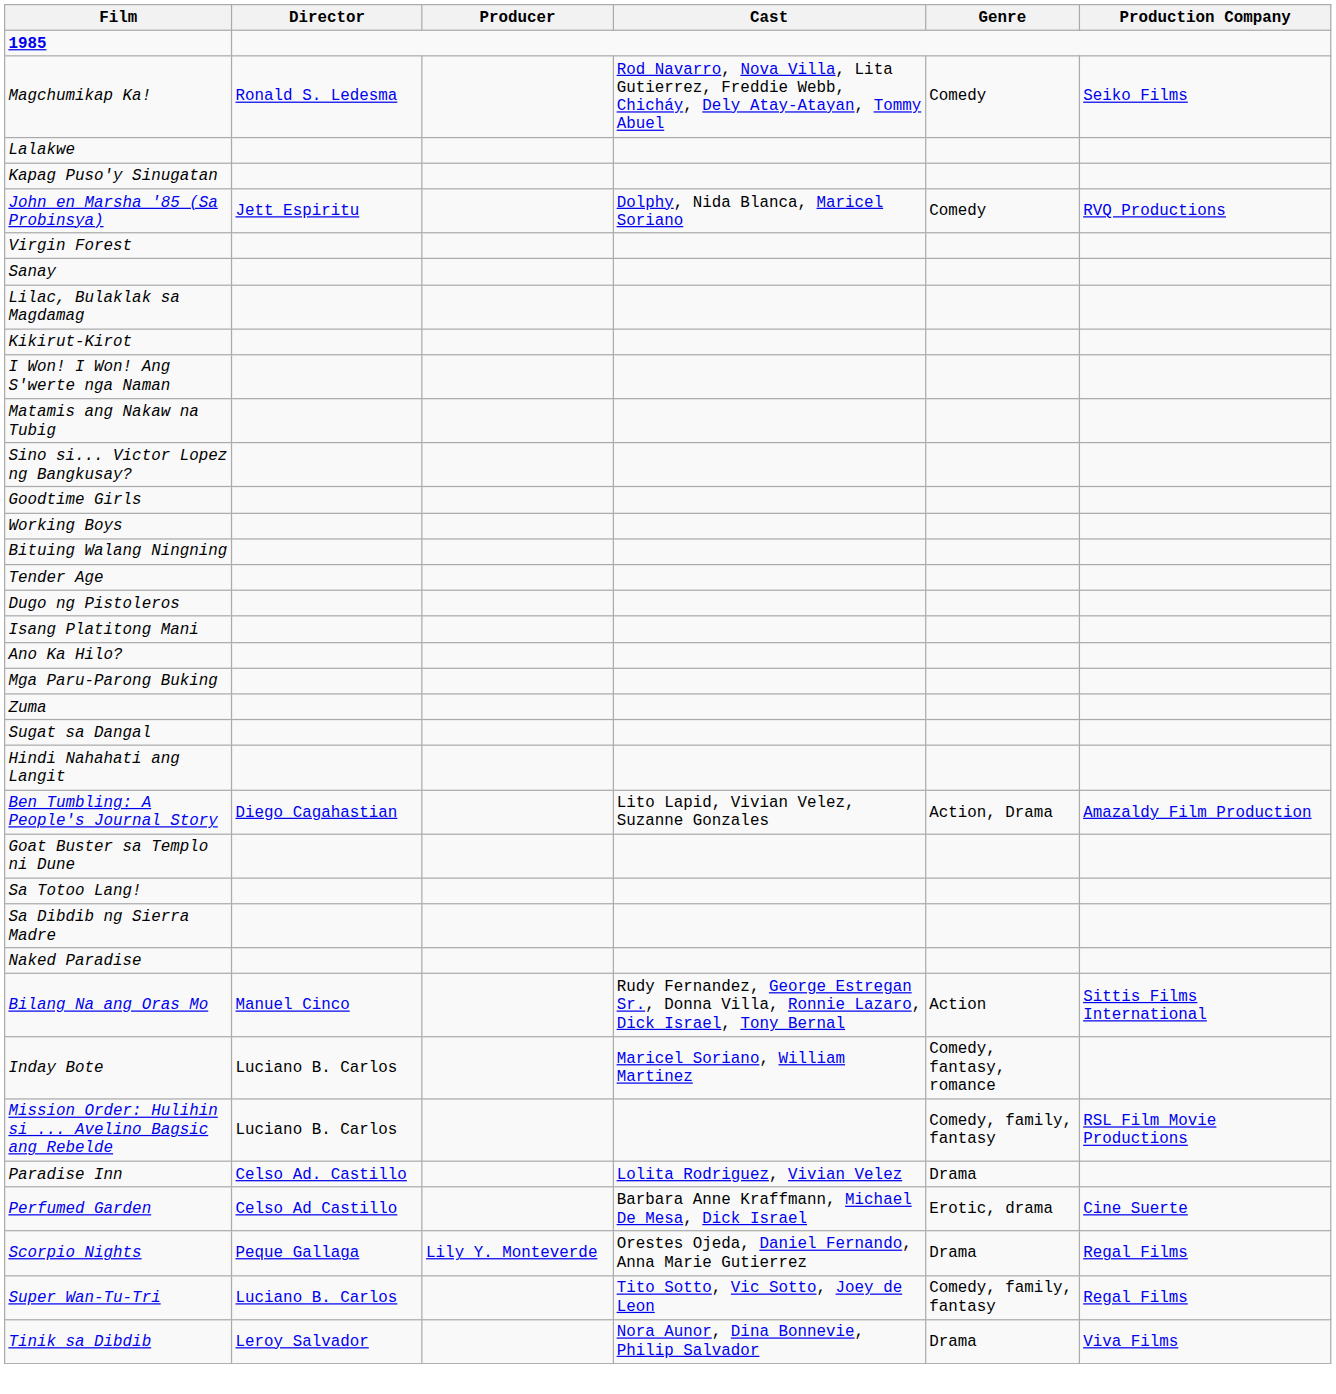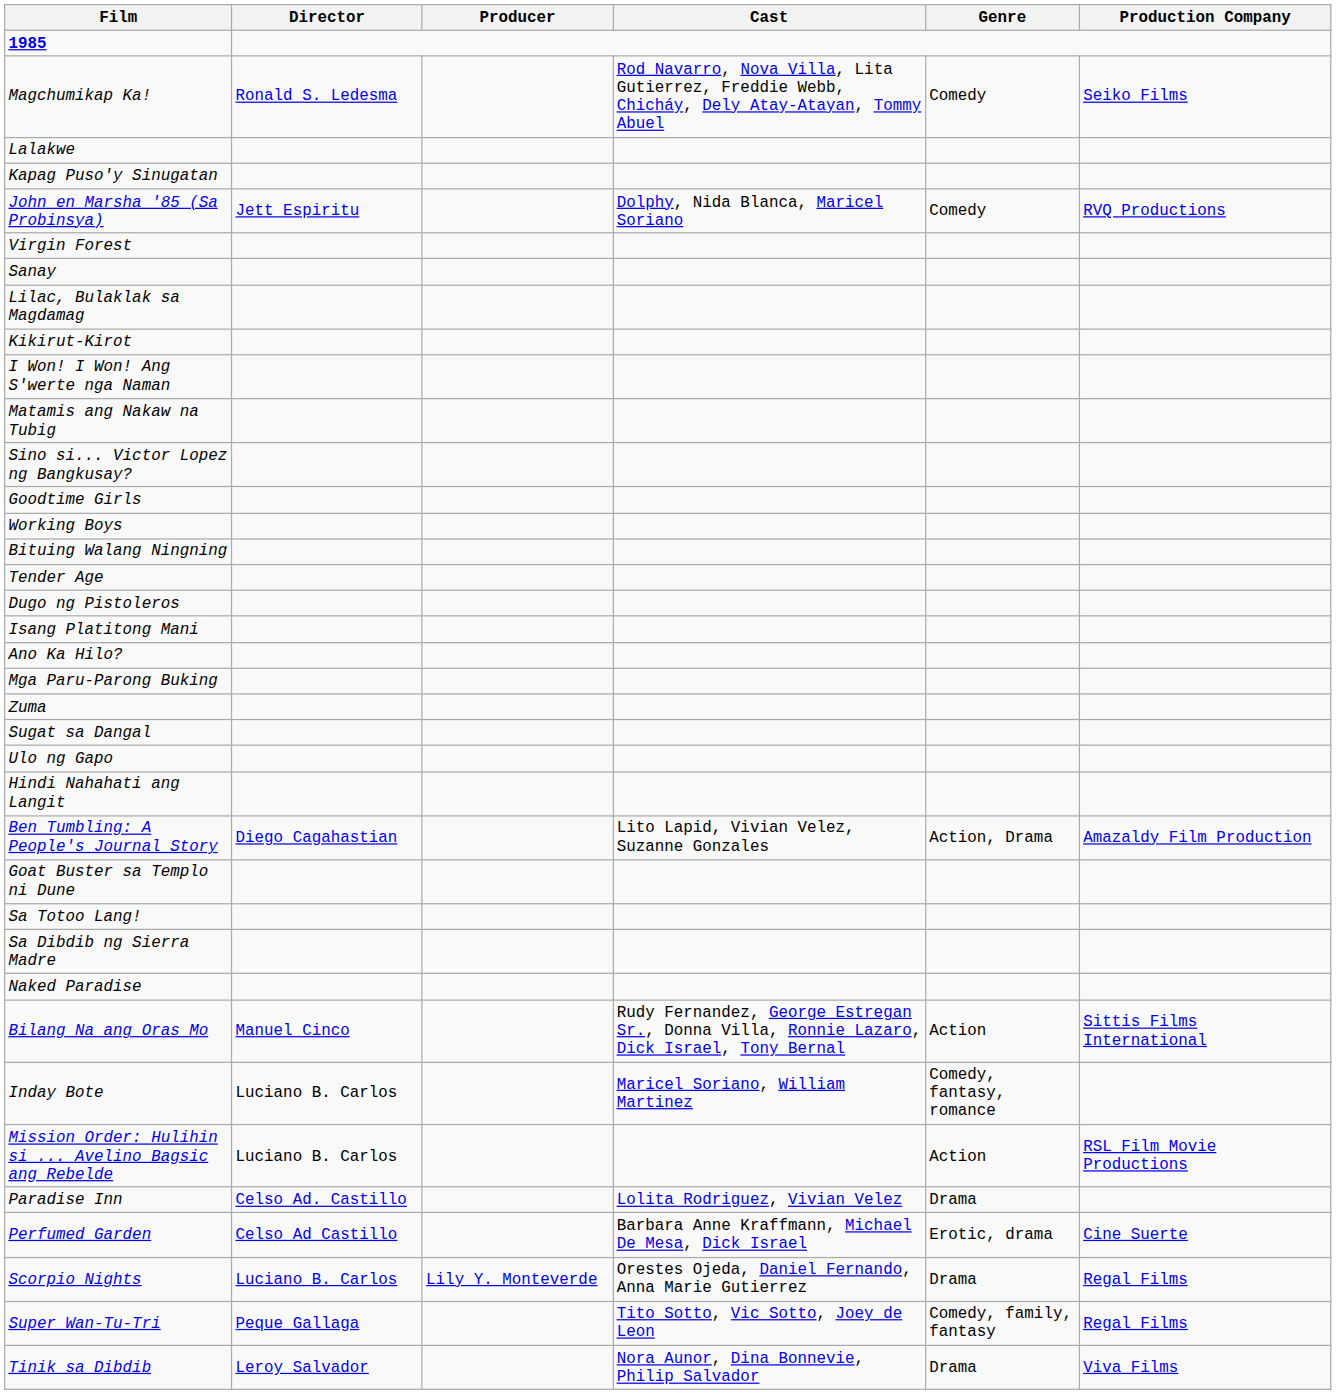+ row: (61, 758)
(1001, 1130) Comedy, family, fantasy -> (958, 1156) Action
(297, 1253) Peque Gallaga -> (316, 1279) Luciano B. Carlos
(316, 1297) Luciano B. Carlos -> (297, 1323) Peque Gallaga
